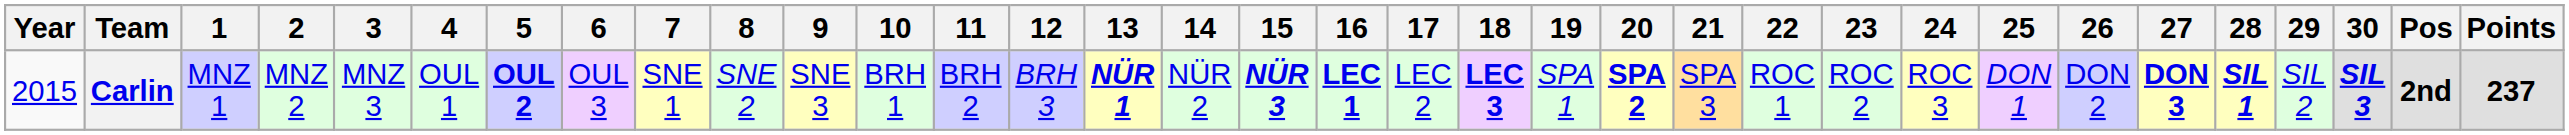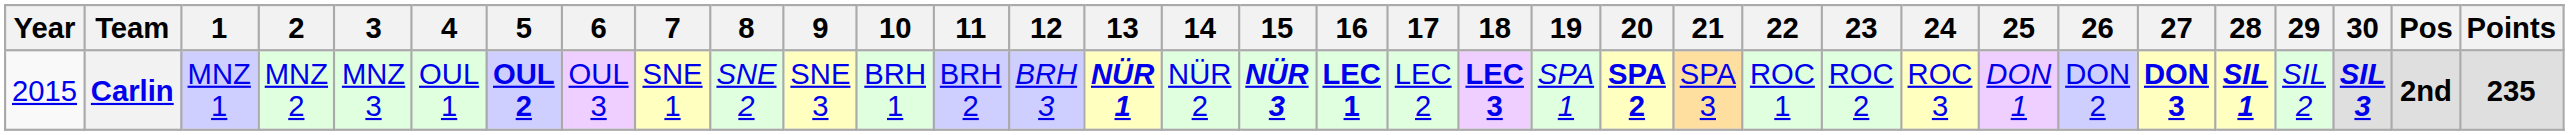(2511, 90) 237 -> (2511, 90) 235
